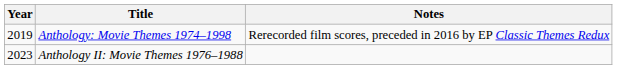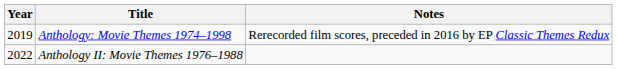(20, 54) 2023 -> (20, 54) 2022
